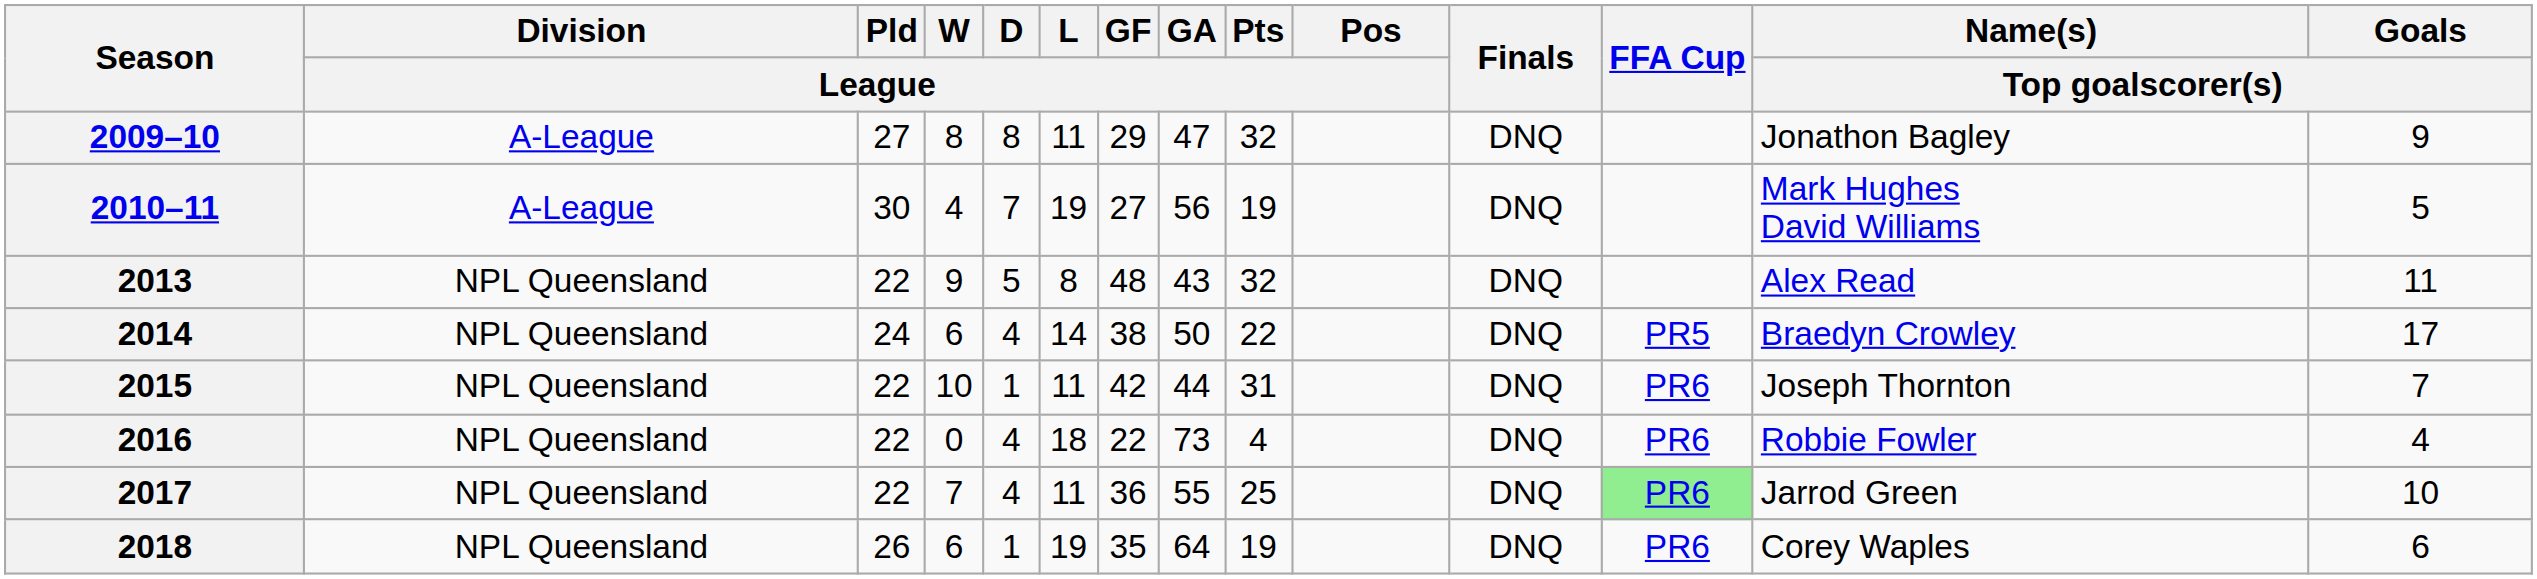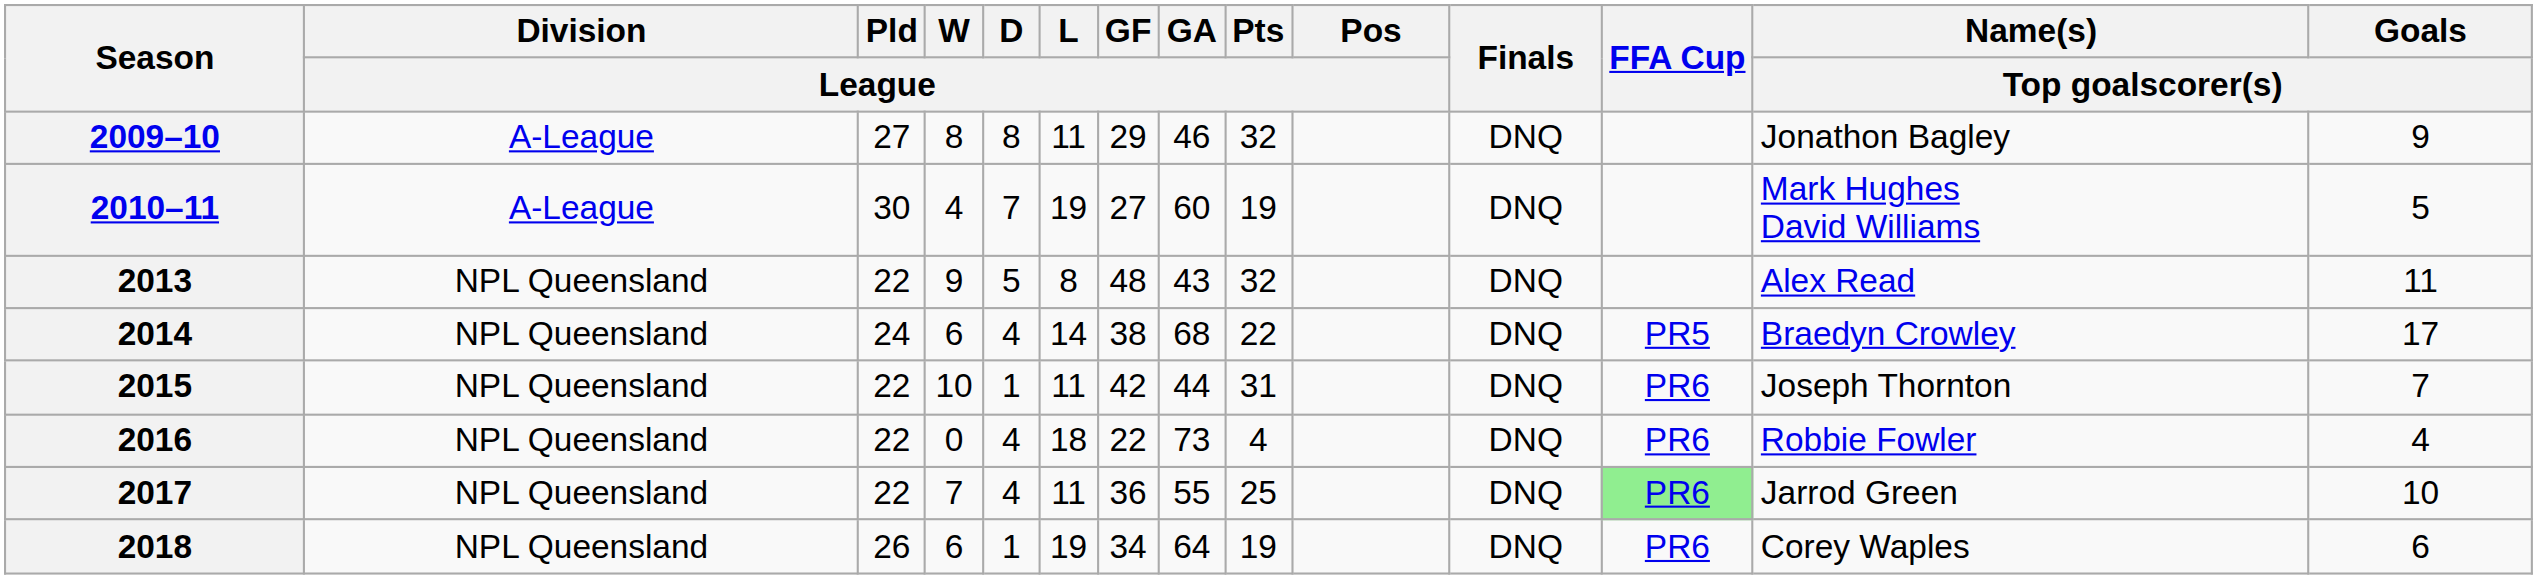(1192, 137) 47 -> (1192, 137) 46
(1192, 208) 56 -> (1192, 208) 60
(1192, 333) 50 -> (1192, 333) 68
(1128, 545) 35 -> (1128, 545) 34
